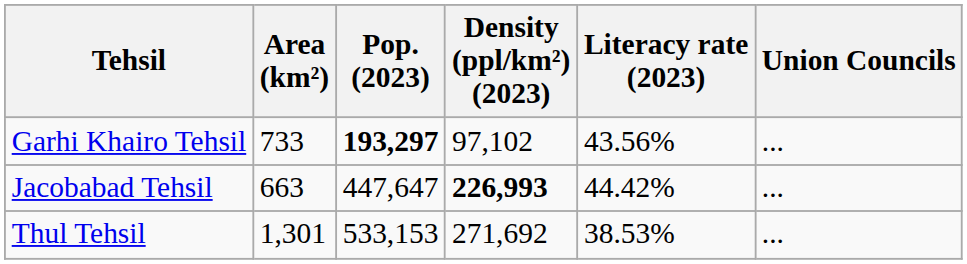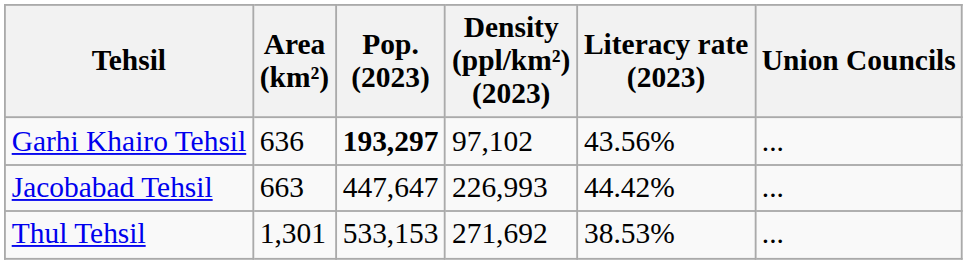(282, 140) 733 -> (282, 140) 636
(500, 187) bold -> (500, 187) normal
